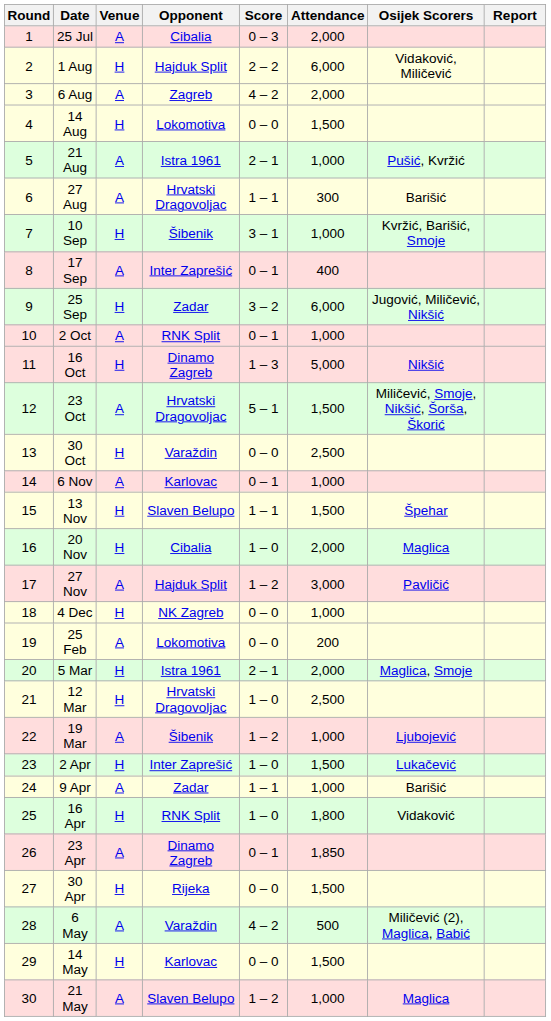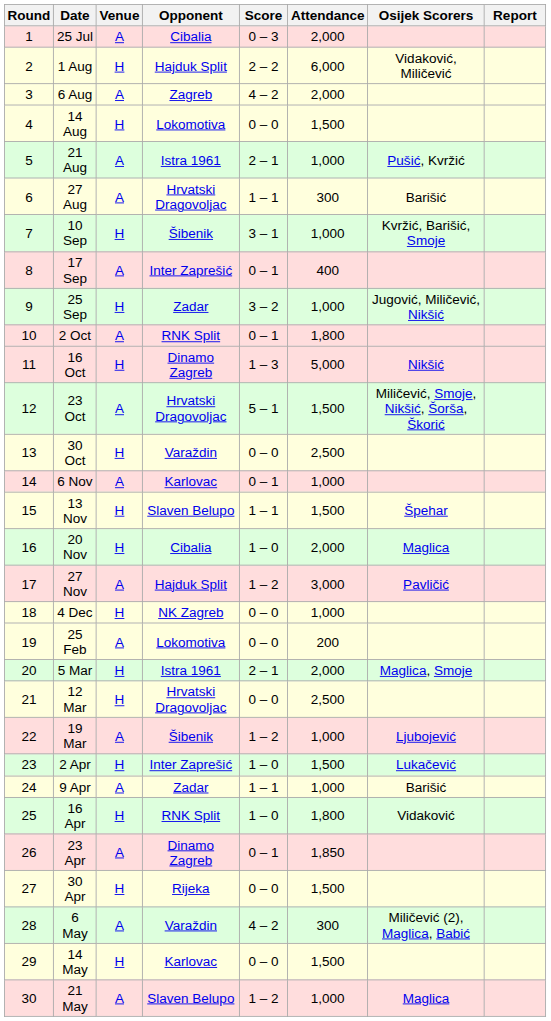(328, 306) 6,000 -> (328, 306) 1,000
(328, 335) 1,000 -> (328, 335) 1,800
(263, 700) 1 – 0 -> (263, 700) 0 – 0
(328, 925) 500 -> (328, 925) 300
